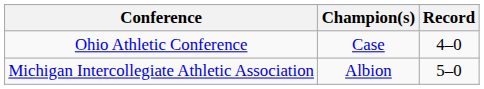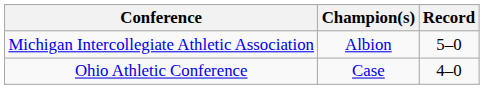rows swapped: (161, 71) <-> (161, 44)
